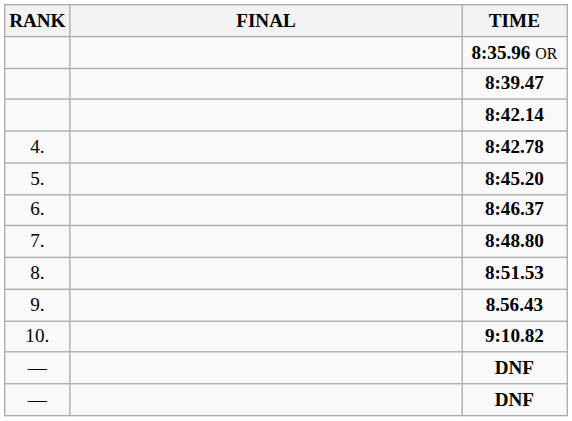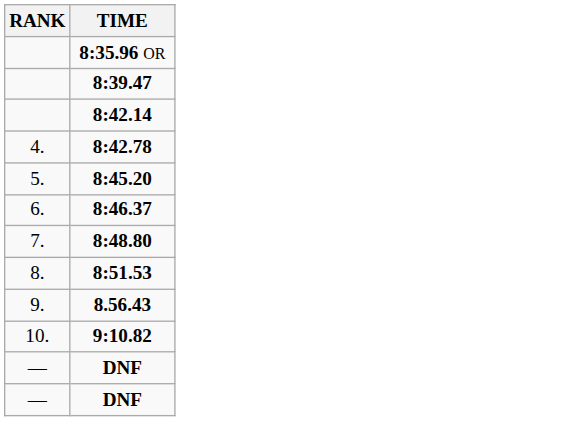- column: (266, 20)
